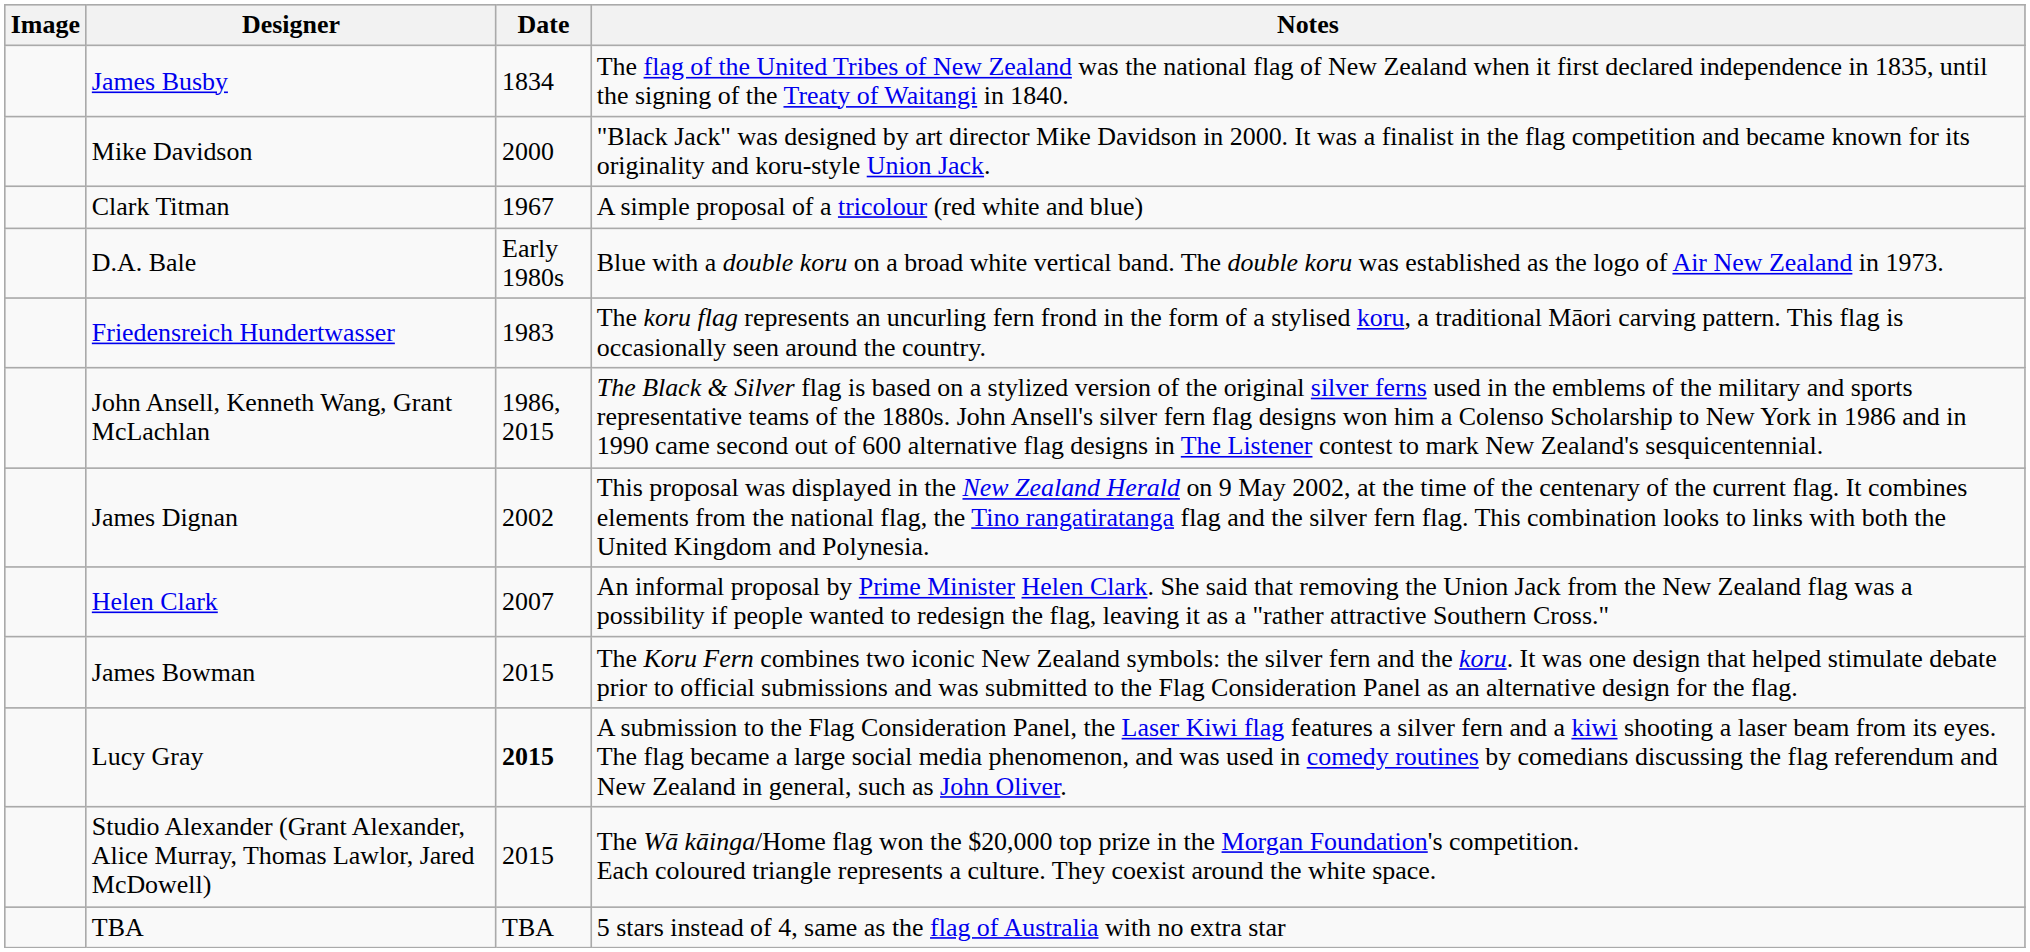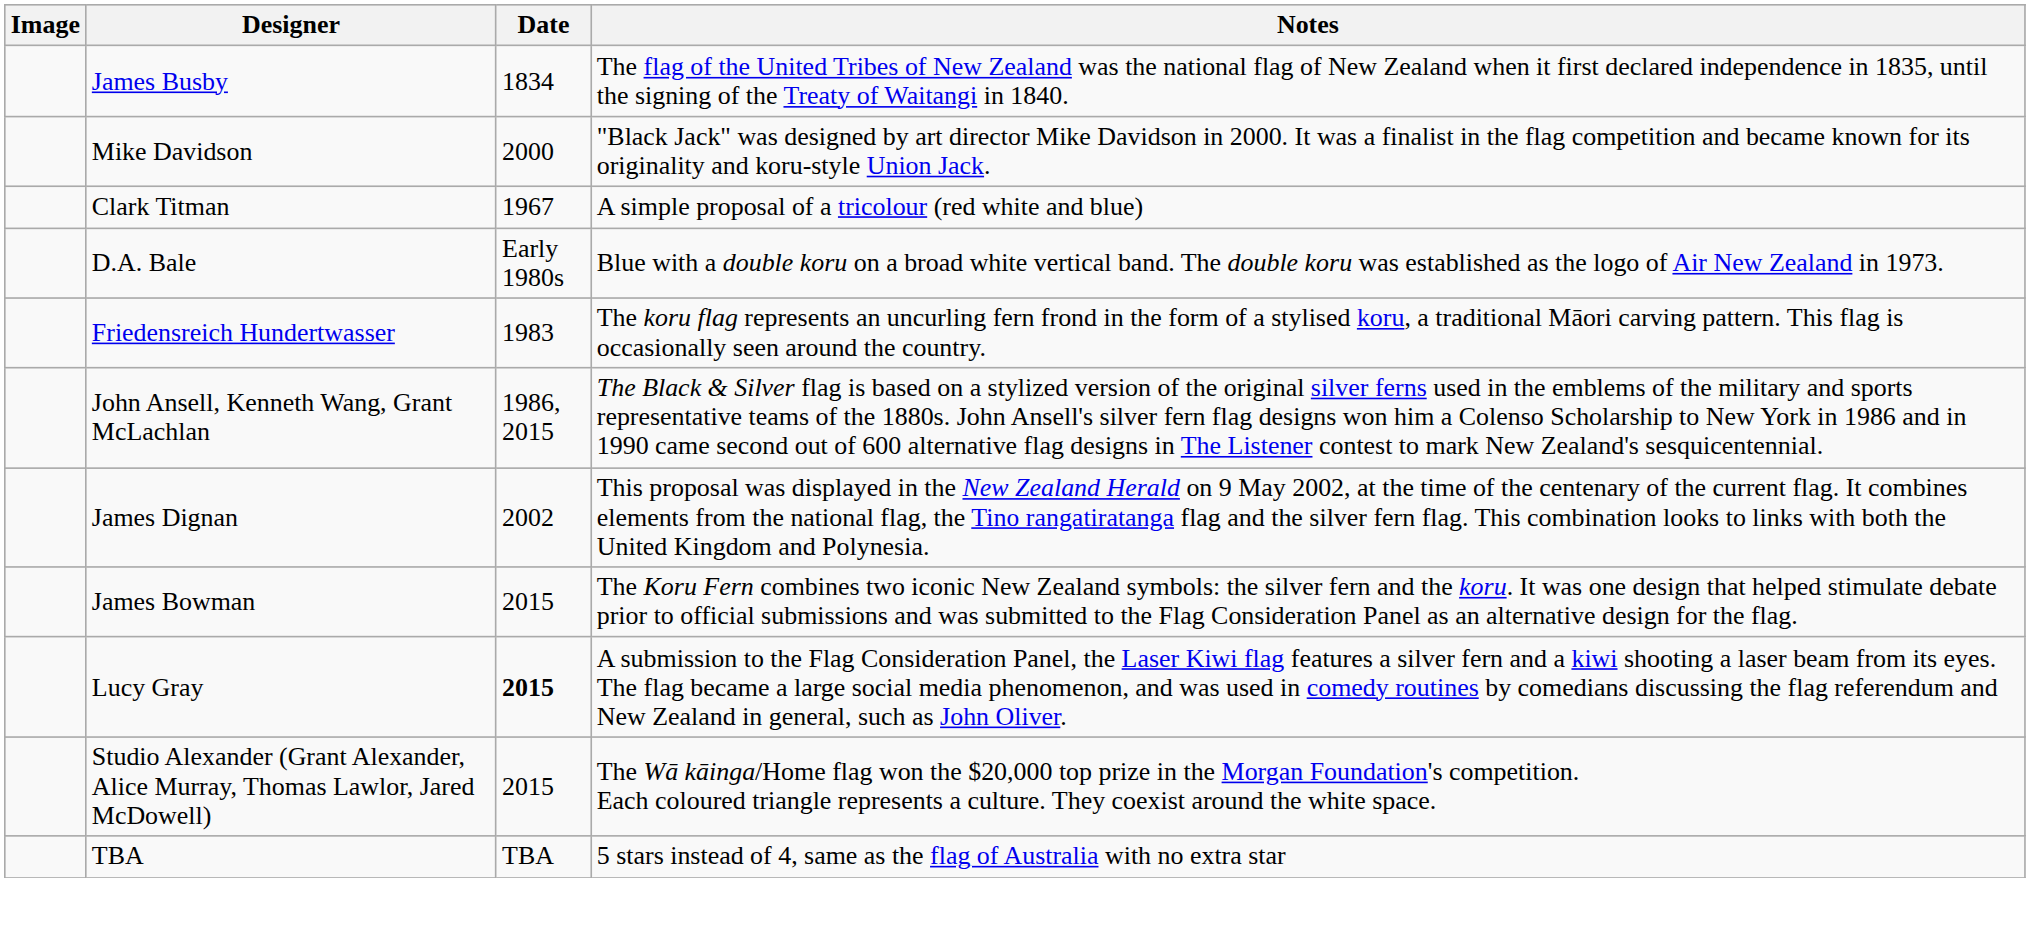- row: (155, 601)
